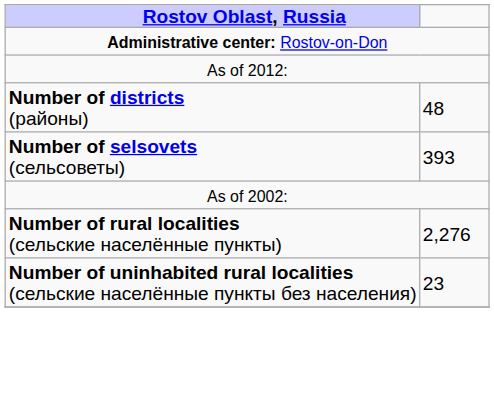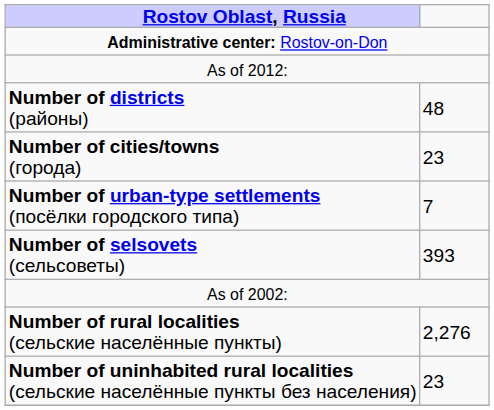+ row: (114, 156)
+ row: (165, 206)
